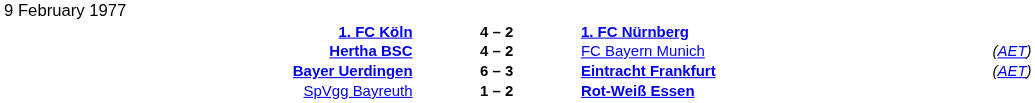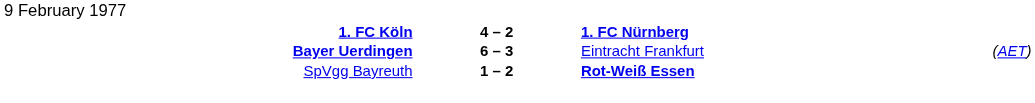- row: (371, 51)
(648, 71) bold -> (642, 51) normal
